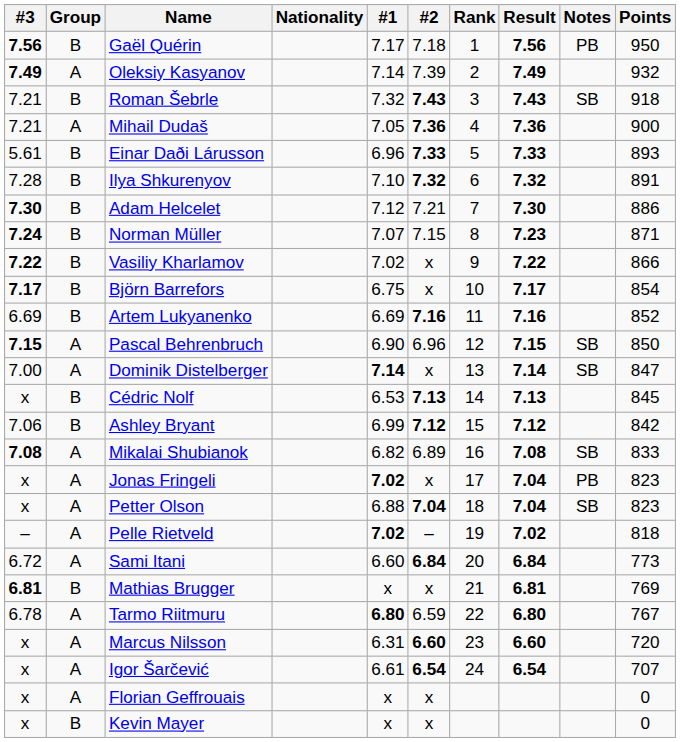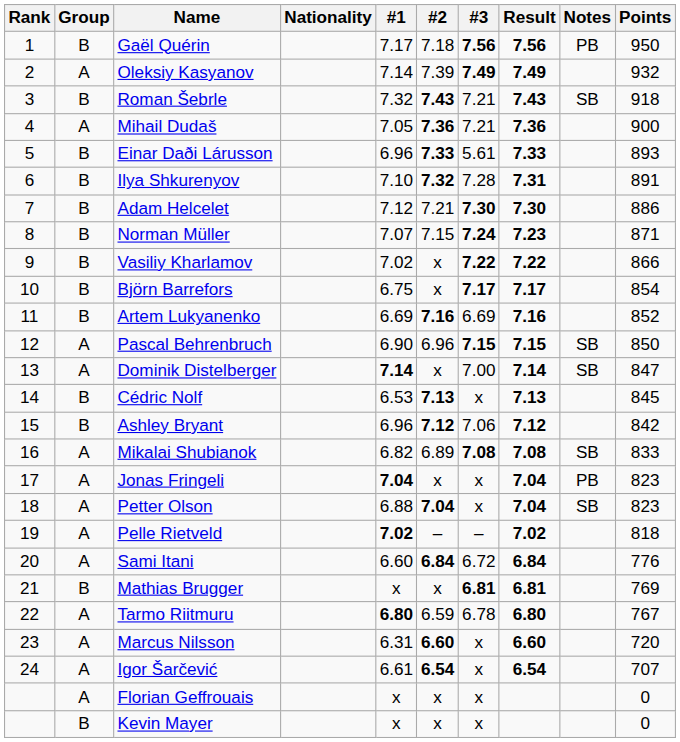columns swapped: (474, 18) <-> (25, 18)
(529, 180) 7.32 -> (529, 180) 7.31
(388, 425) 6.99 -> (396, 425) 6.96
(388, 479) 7.02 -> (396, 479) 7.04
(645, 561) 773 -> (645, 561) 776
